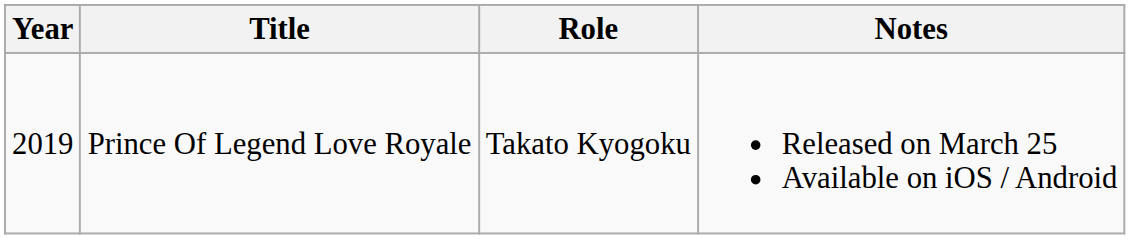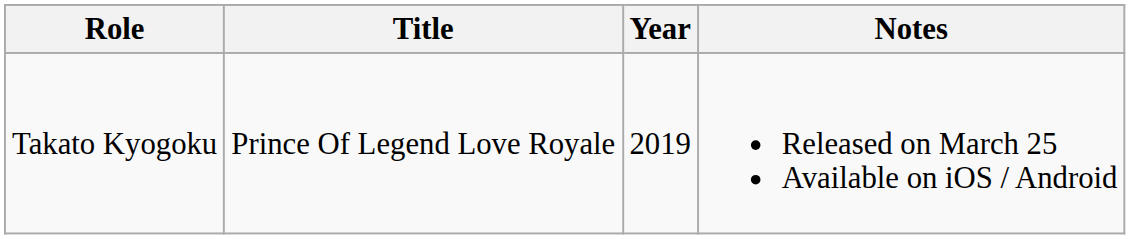columns swapped: (43, 28) <-> (588, 28)
